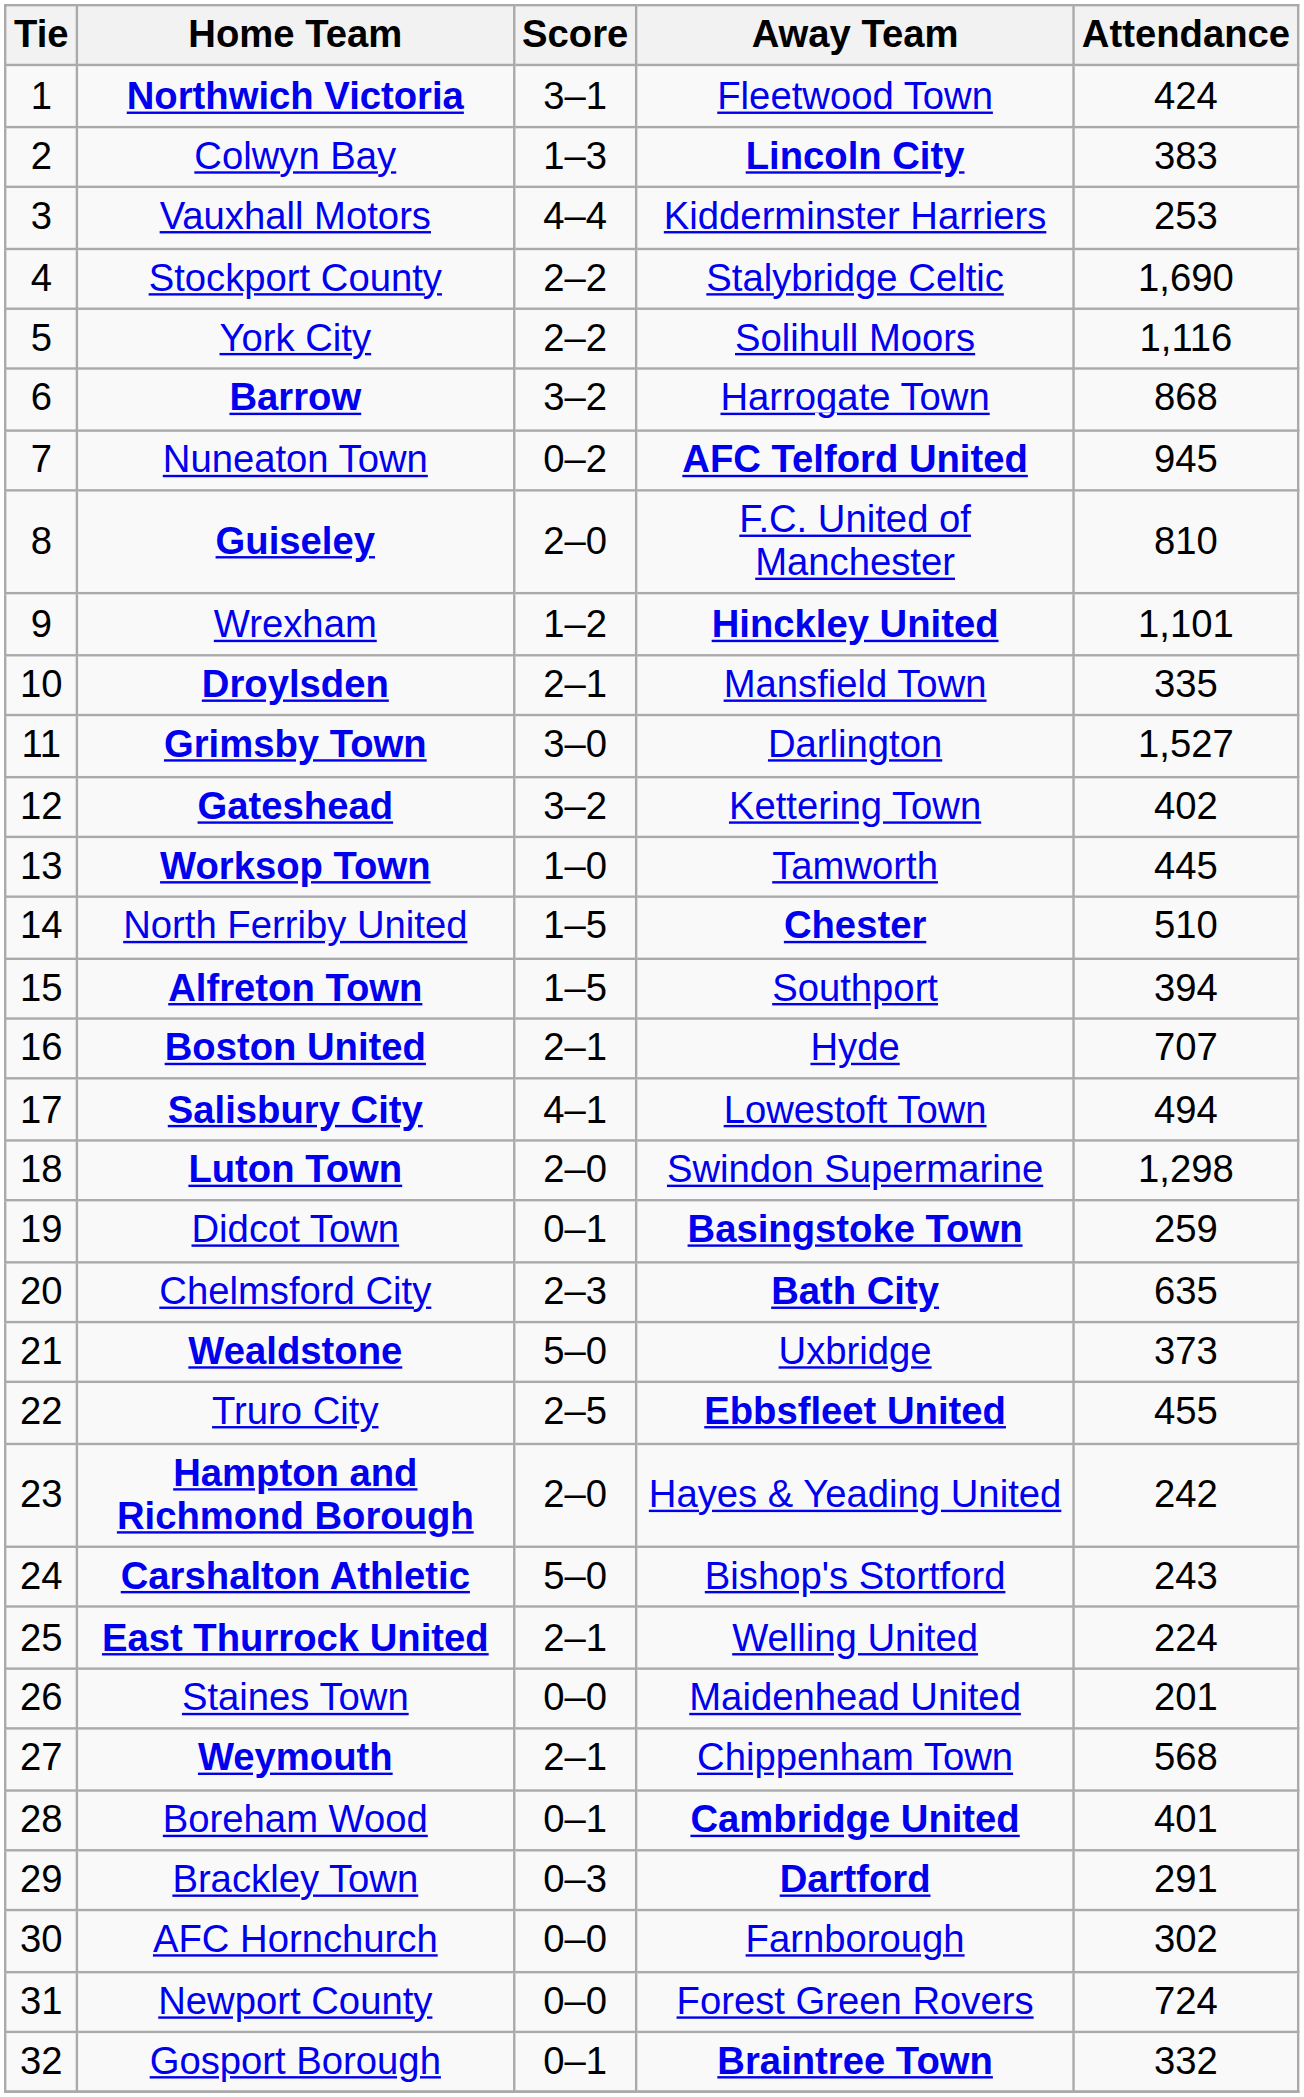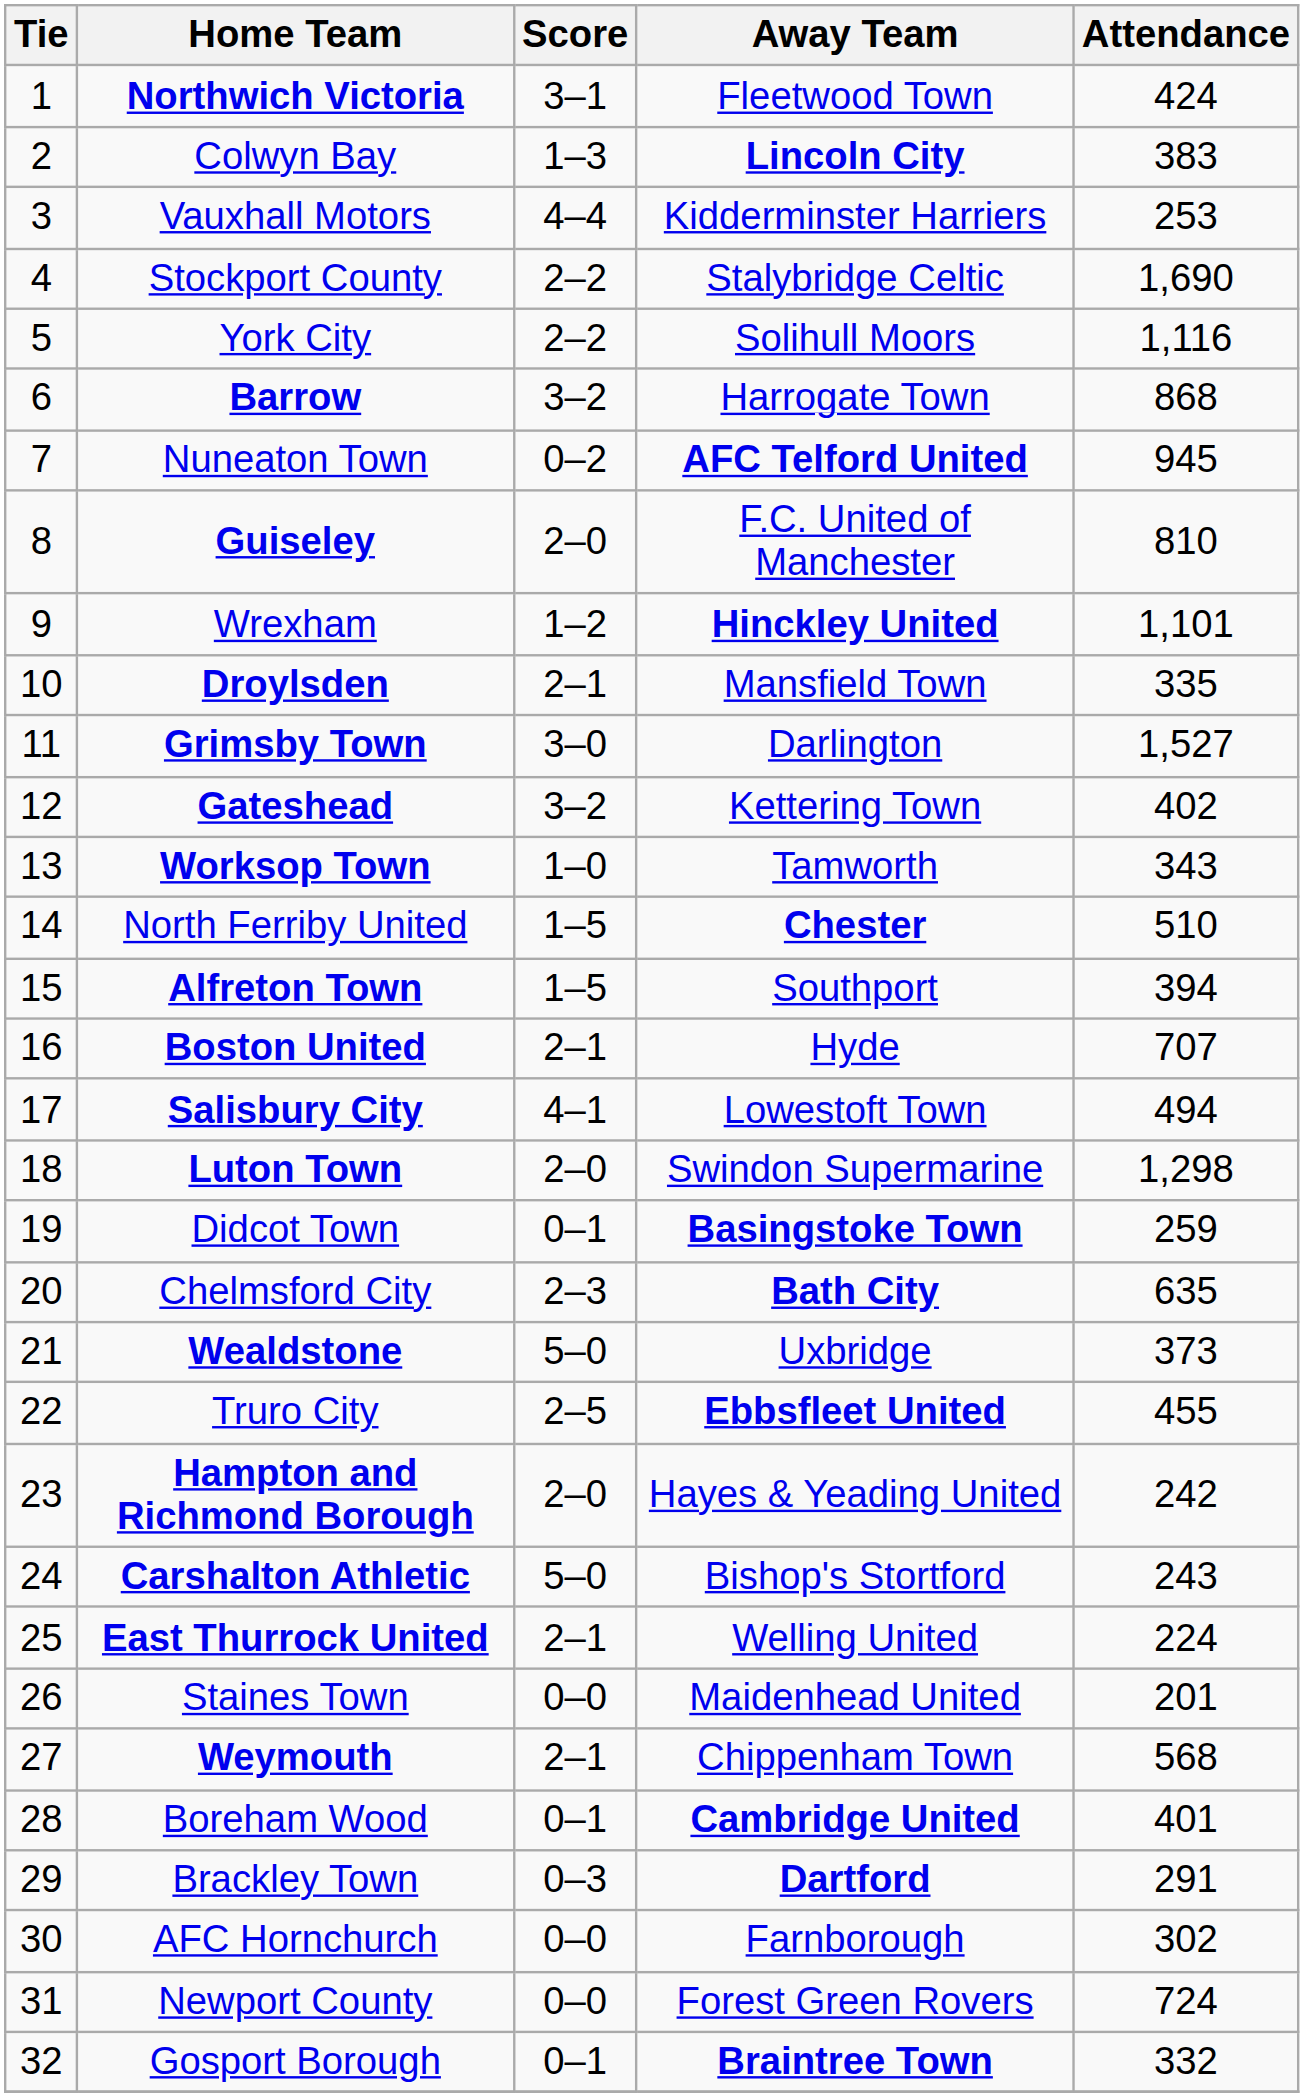(1186, 866) 445 -> (1186, 866) 343
